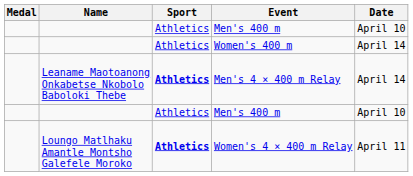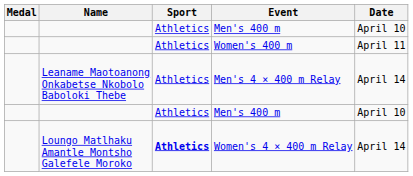(381, 45) April 14 -> (381, 45) April 11
(182, 79) bold -> (182, 79) normal
(381, 146) April 11 -> (381, 146) April 14
